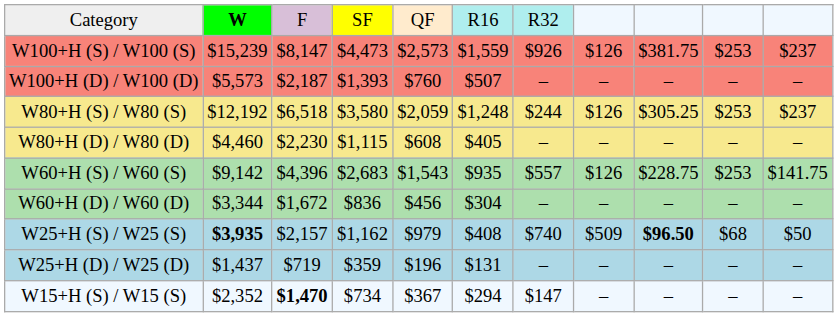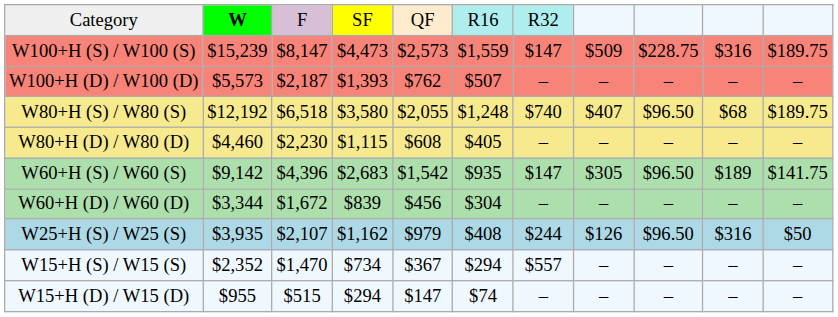(543, 50) $926 -> (543, 50) $147
(604, 50) $126 -> (604, 50) $509
(668, 50) $381.75 -> (668, 50) $228.75
(733, 50) $253 -> (733, 50) $316
(798, 50) $237 -> (798, 50) $189.75
(423, 81) $760 -> (423, 81) $762
(423, 112) $2,059 -> (423, 112) $2,055
(543, 112) $244 -> (543, 112) $740
(604, 112) $126 -> (604, 112) $407
(668, 112) $305.25 -> (668, 112) $96.50
(733, 112) $253 -> (733, 112) $68
(798, 112) $237 -> (798, 112) $189.75
(423, 173) $1,543 -> (423, 173) $1,542
(543, 173) $557 -> (543, 173) $147
(604, 173) $126 -> (604, 173) $305
(668, 173) $228.75 -> (668, 173) $96.50
(733, 173) $253 -> (733, 173) $189
(362, 204) $836 -> (362, 204) $839
(237, 234) bold -> (237, 234) normal
(302, 234) $2,157 -> (302, 234) $2,107
(543, 234) $740 -> (543, 234) $244
(604, 234) $509 -> (604, 234) $126
(668, 234) bold -> (668, 234) normal
(733, 234) $68 -> (733, 234) $316
- row: (104, 265)
(302, 295) bold -> (302, 265) normal
(543, 295) $147 -> (543, 265) $557
+ row: (104, 295)
